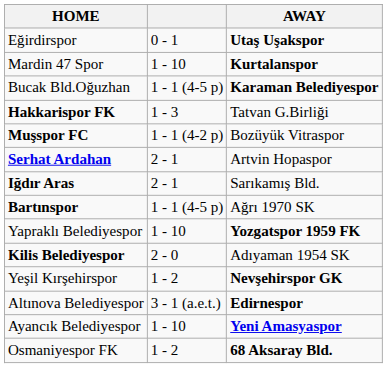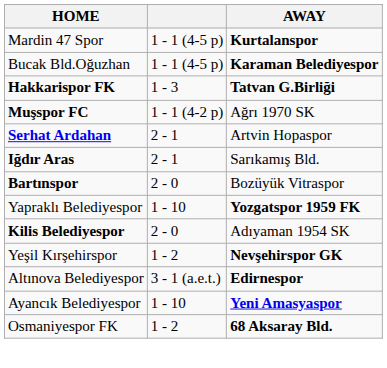- row: (42, 40)
(168, 64) 1 - 10 -> (187, 40) 1 - 1 (4-5 p)
(279, 111) normal -> (283, 87) bold
(287, 135) Bozüyük Vitraspor -> (272, 111) Ağrı 1970 SK
(187, 207) 1 - 1 (4-5 p) -> (164, 183) 2 - 0
(272, 207) Ağrı 1970 SK -> (287, 183) Bozüyük Vitraspor
